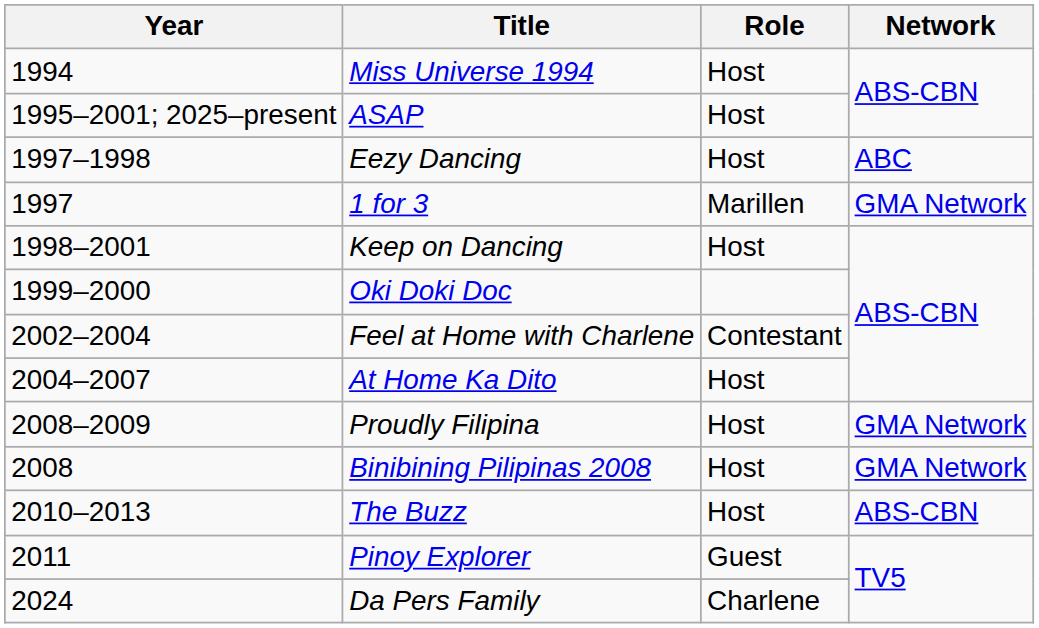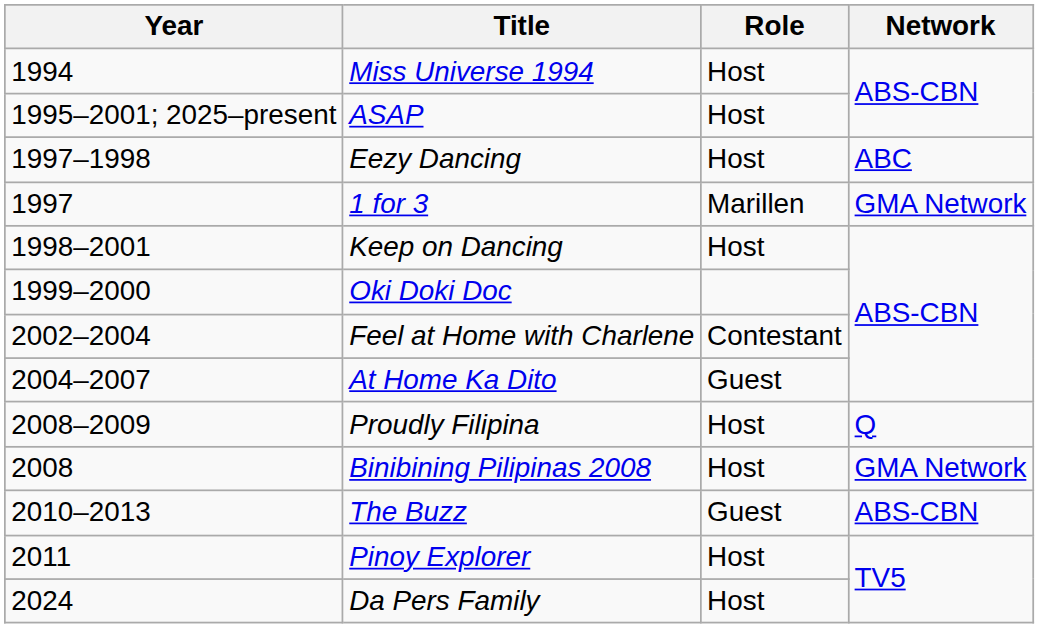(736, 379) Host -> (744, 379) Guest
(940, 423) GMA Network -> (865, 423) Q
(736, 512) Host -> (744, 512) Guest
(744, 556) Guest -> (736, 556) Host
(764, 600) Charlene -> (736, 600) Host
